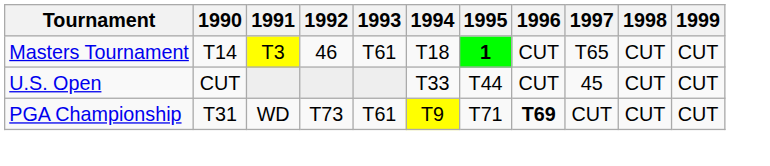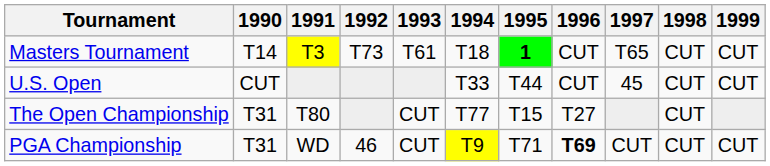(326, 52) 46 -> (366, 52) T73
+ row: (119, 114)
(326, 114) T73 -> (366, 146) 46
(379, 114) T61 -> (419, 146) CUT
